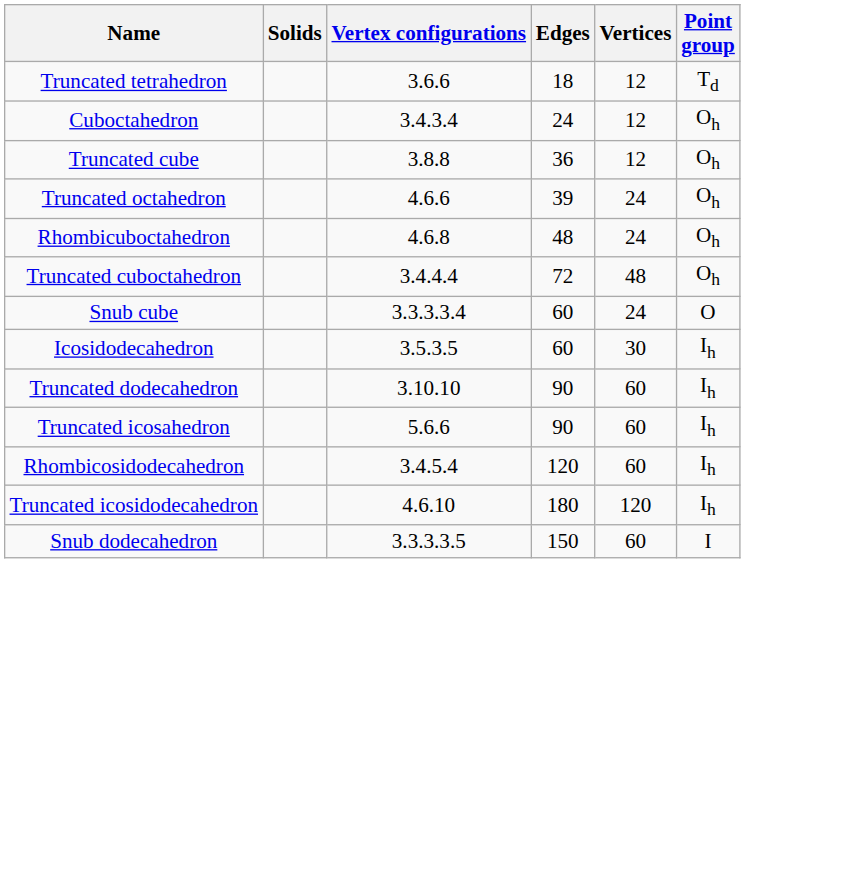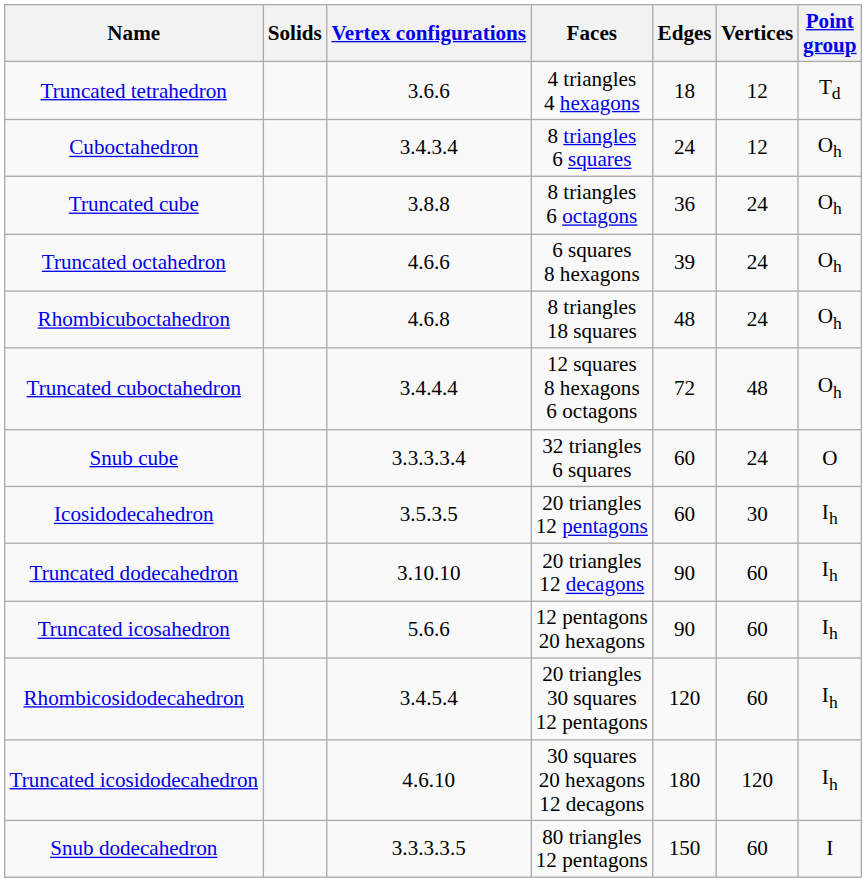+ column: (592, 33)
(635, 159) 12 -> (757, 204) 24
